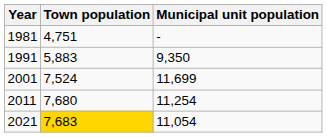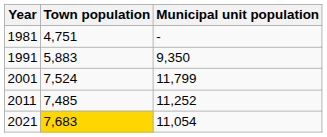(176, 79) 11,699 -> (176, 79) 11,799
(60, 100) 7,680 -> (60, 100) 7,485
(176, 100) 11,254 -> (176, 100) 11,252
